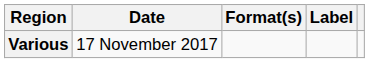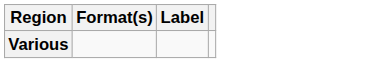- column: (147, 17)
